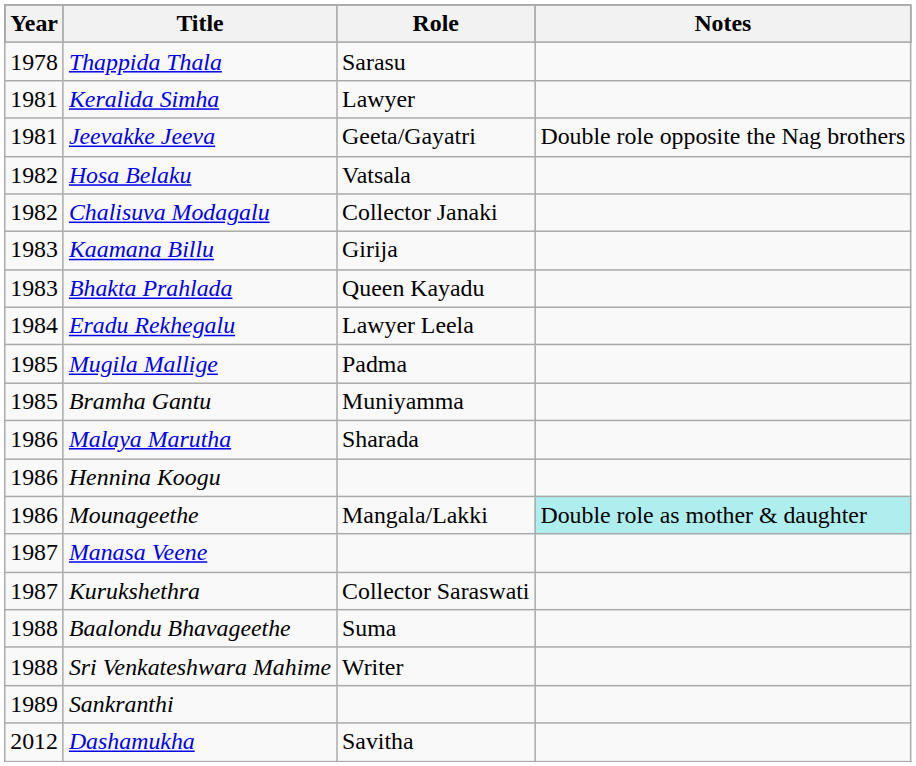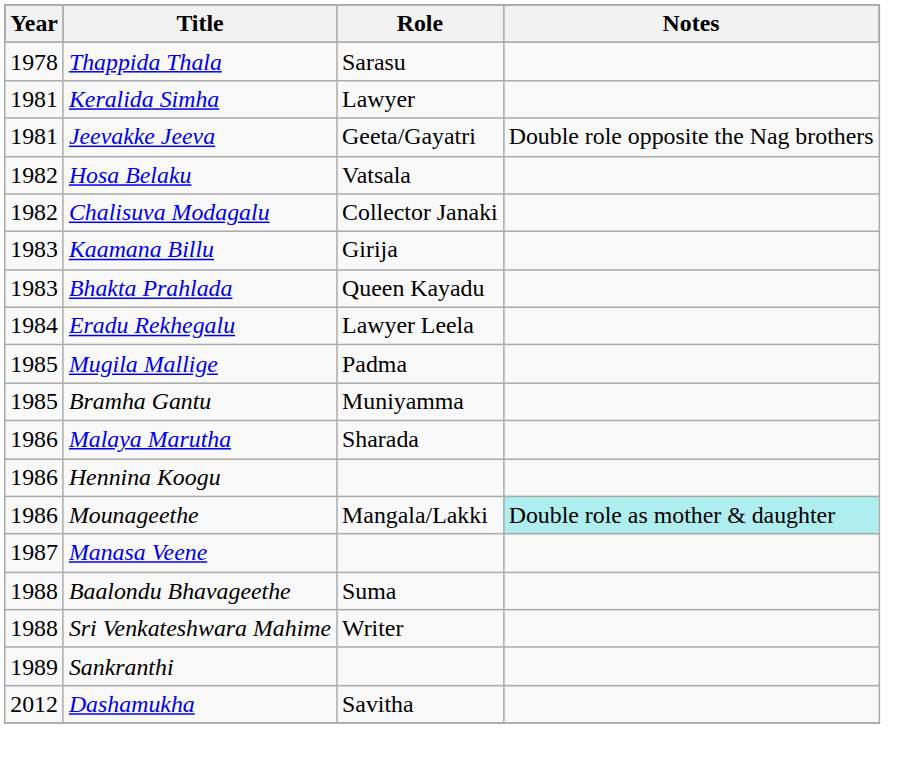- row: (134, 590)
